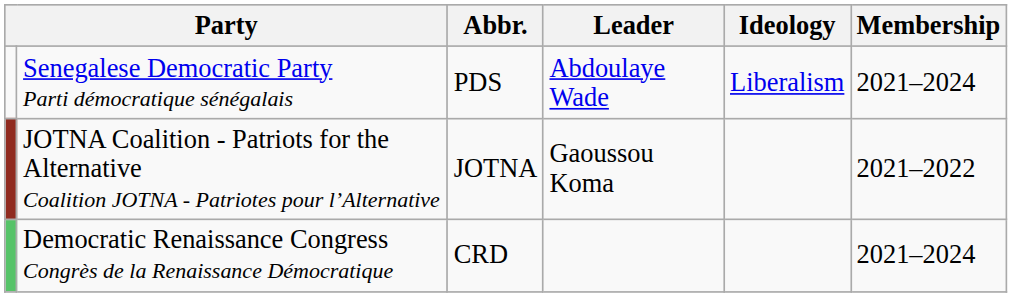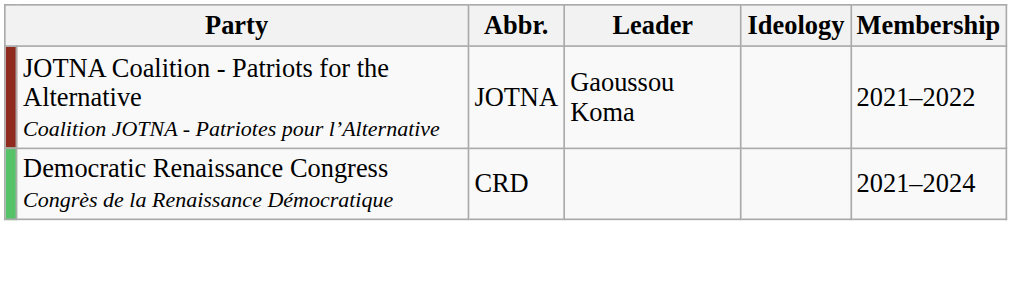- row: (178, 82)
